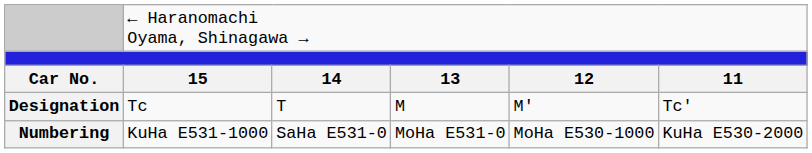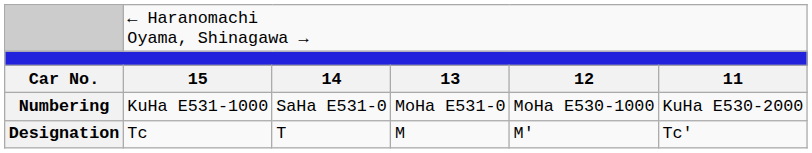rows swapped: (64, 107) <-> (64, 134)
